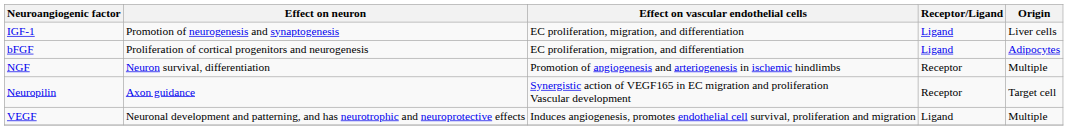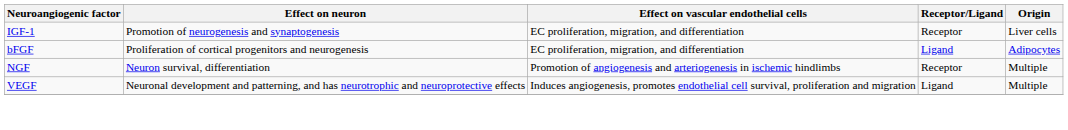(937, 31) Ligand -> (942, 31) Receptor
- row: (32, 91)
